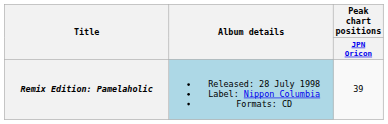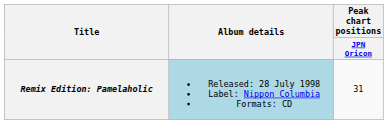(358, 89) 39 -> (358, 89) 31
